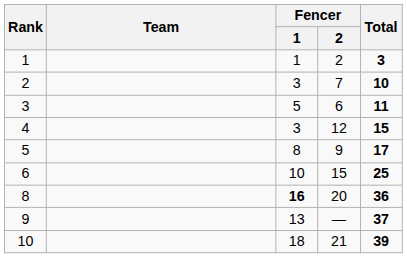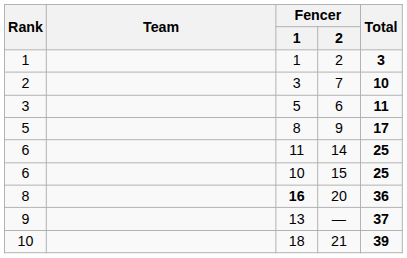- row: (339, 128)
+ row: (339, 151)
